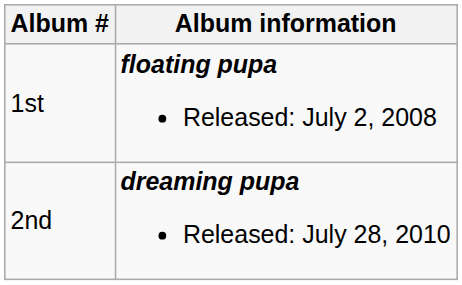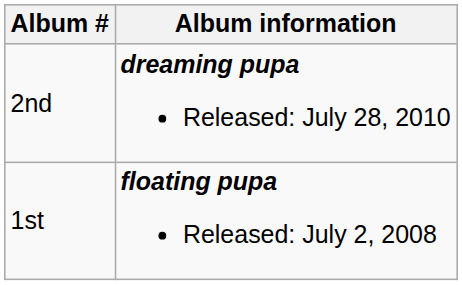rows swapped: (27, 102) <-> (31, 220)
